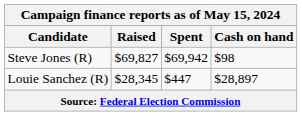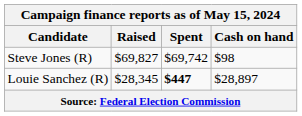(186, 57) $69,942 -> (186, 57) $69,742
(178, 79) normal -> (178, 79) bold
